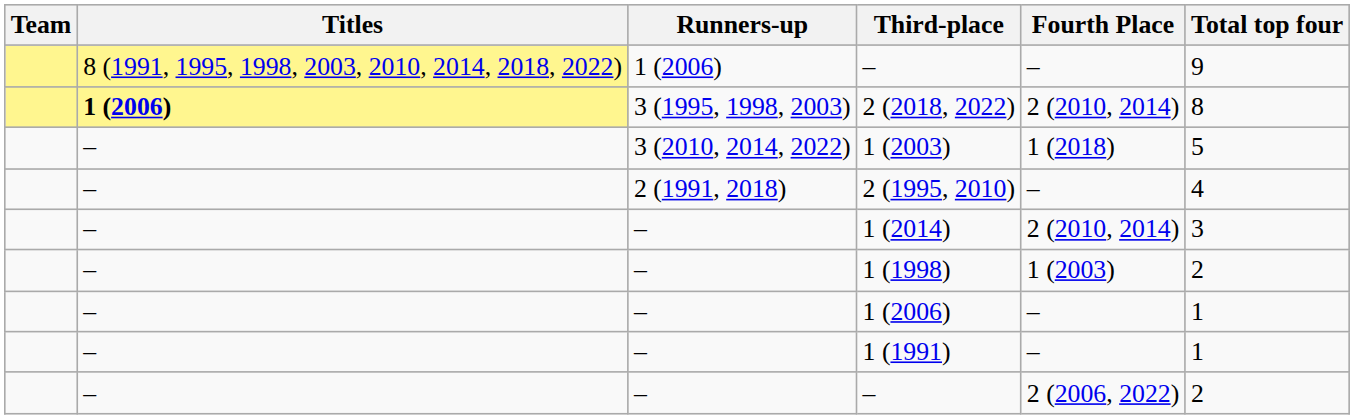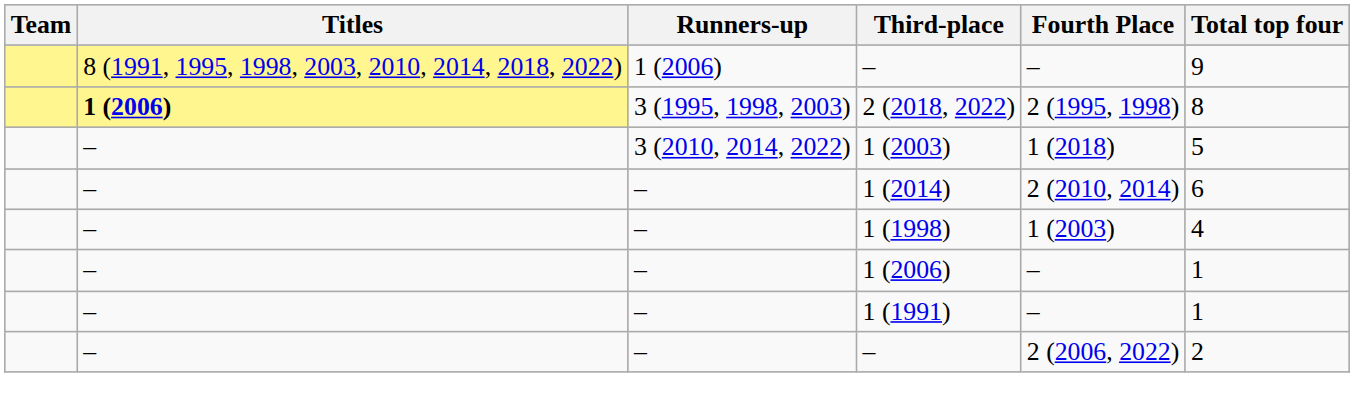(1103, 106) 2 (2010, 2014) -> (1103, 106) 2 (1995, 1998)
- row: (710, 188)
(1198, 229) 3 -> (1198, 188) 6
(1198, 270) 2 -> (1198, 229) 4
